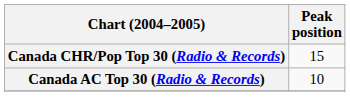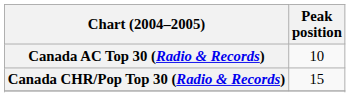rows swapped: (146, 79) <-> (146, 56)
